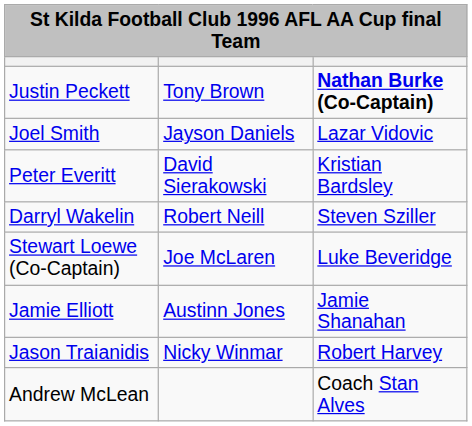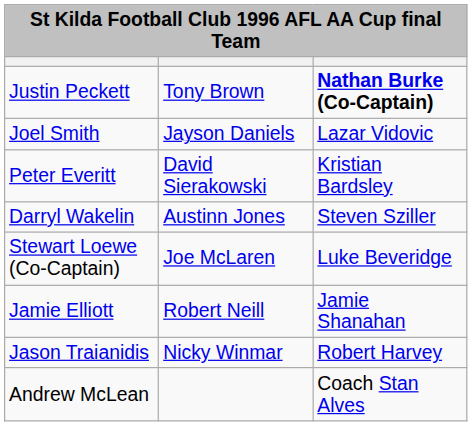(214, 216) Robert Neill -> (224, 216) Austinn Jones
(224, 311) Austinn Jones -> (214, 311) Robert Neill
